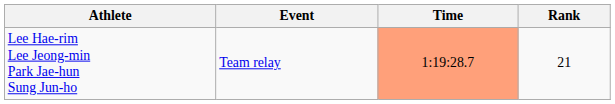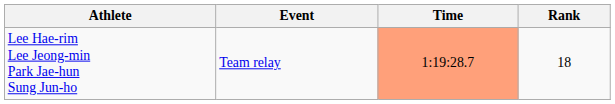(564, 63) 21 -> (564, 63) 18
